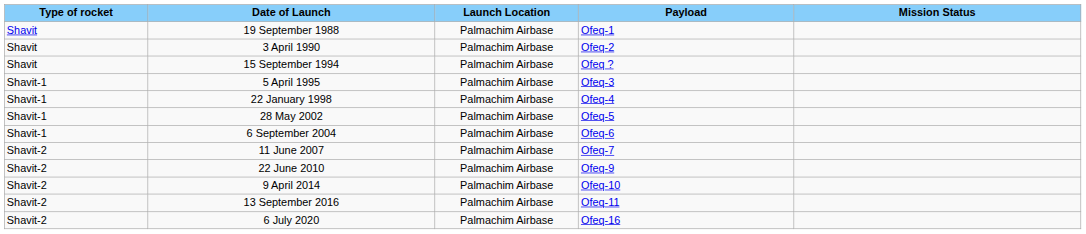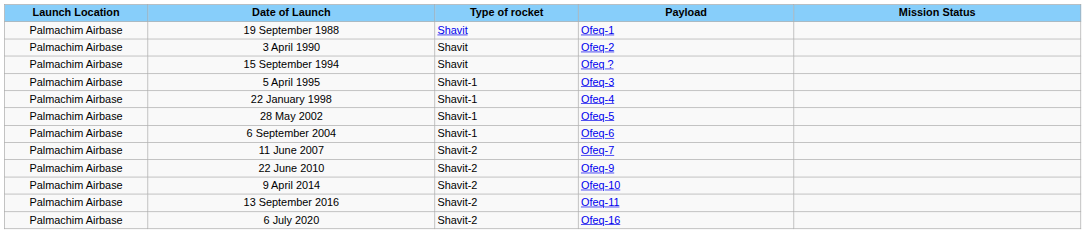columns swapped: (76, 13) <-> (507, 13)
